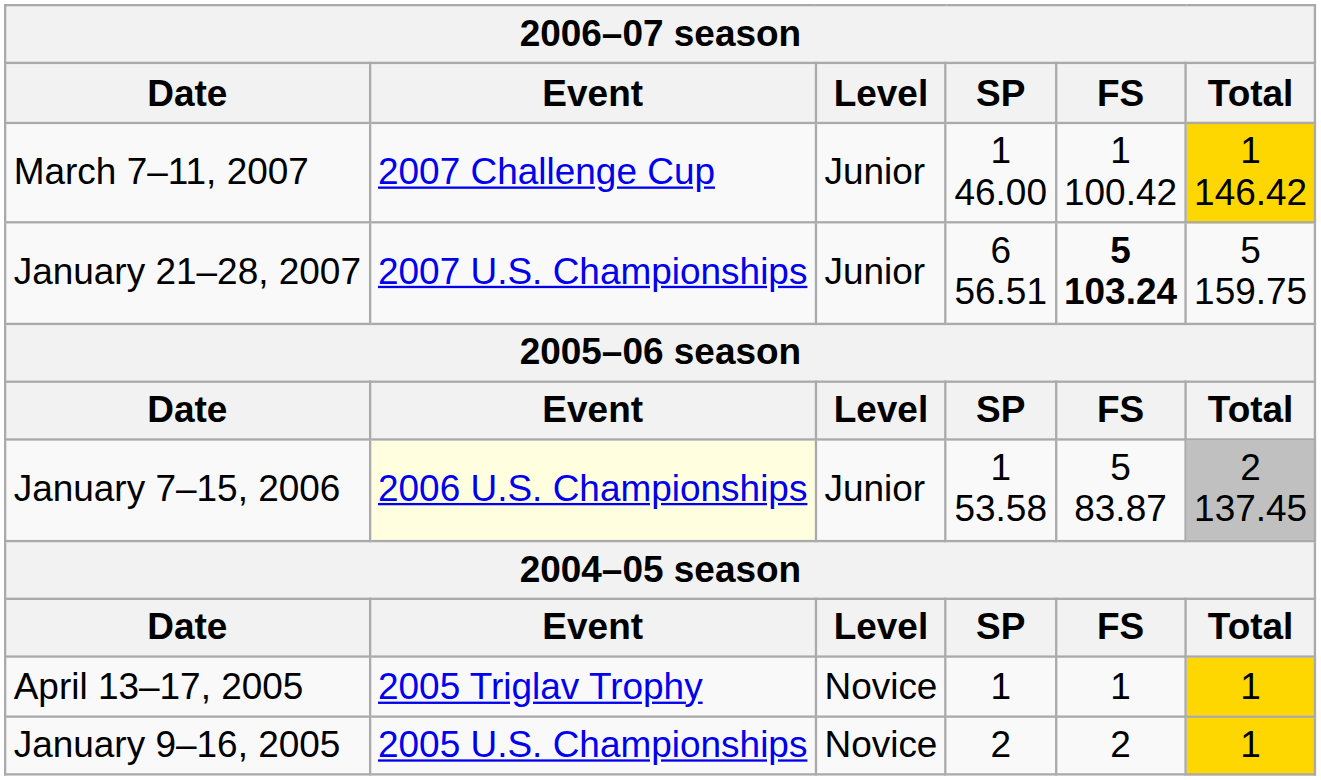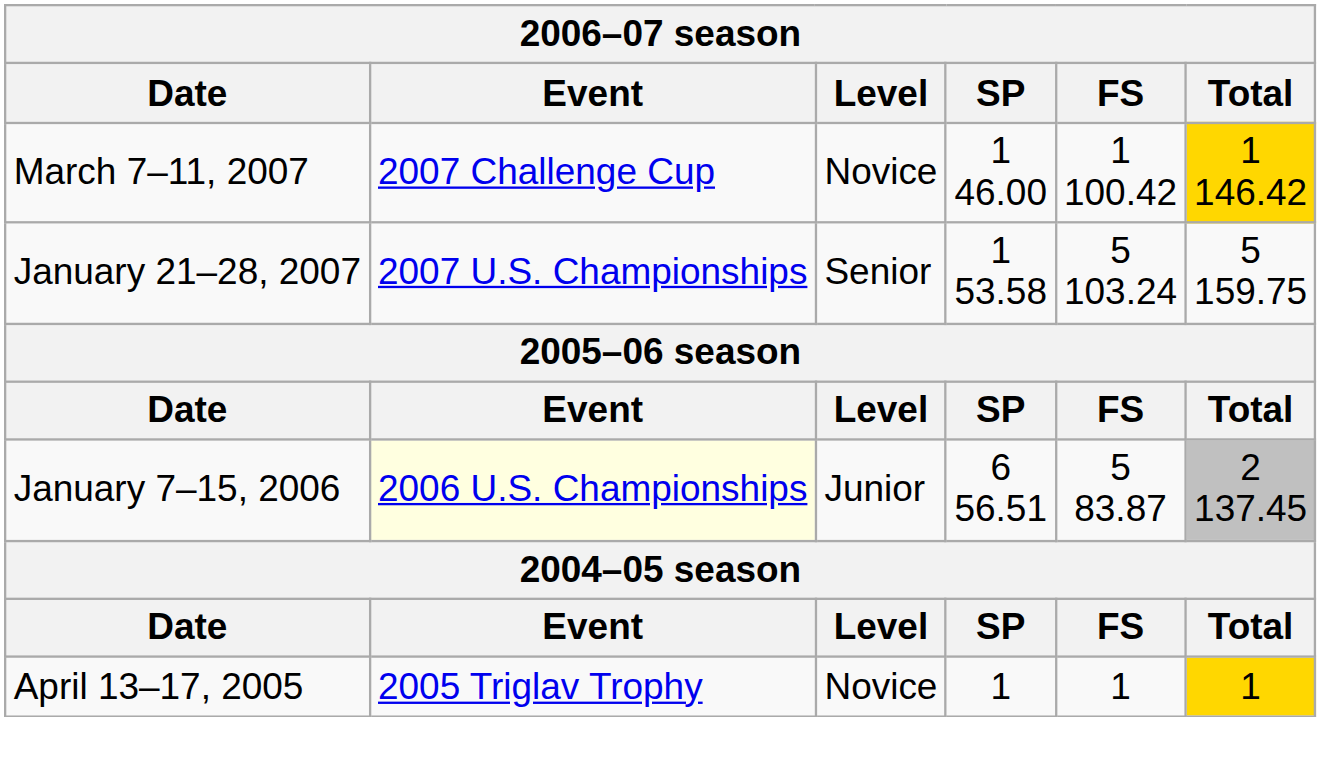(875, 171) Junior -> (881, 171) Novice
(875, 272) Junior -> (878, 272) Senior
(1001, 272) 6 56.51 -> (1001, 272) 1 53.58
(1121, 272) bold -> (1121, 272) normal
(1001, 489) 1 53.58 -> (1001, 489) 6 56.51
- row: (177, 744)
